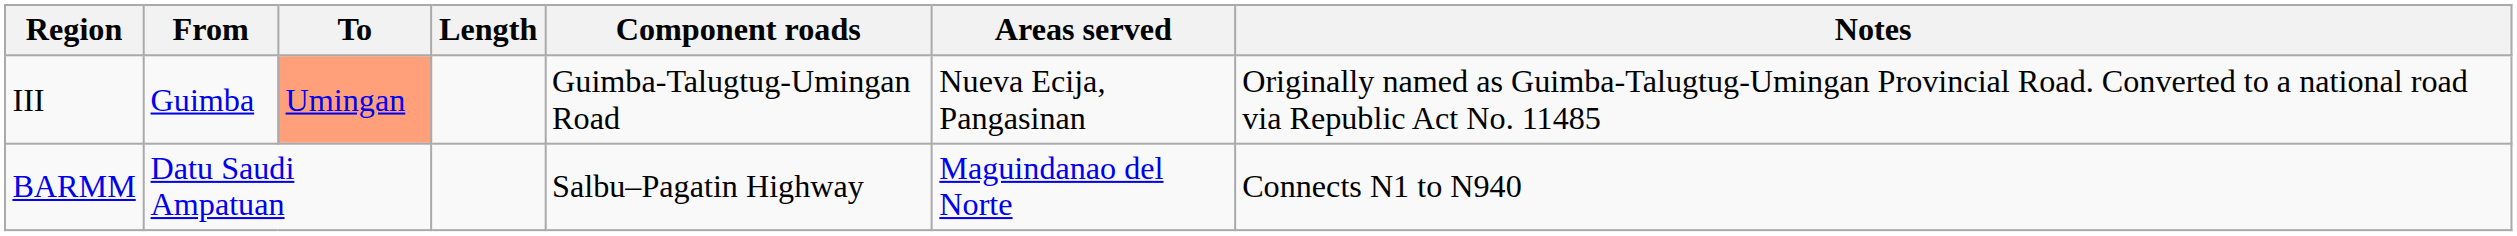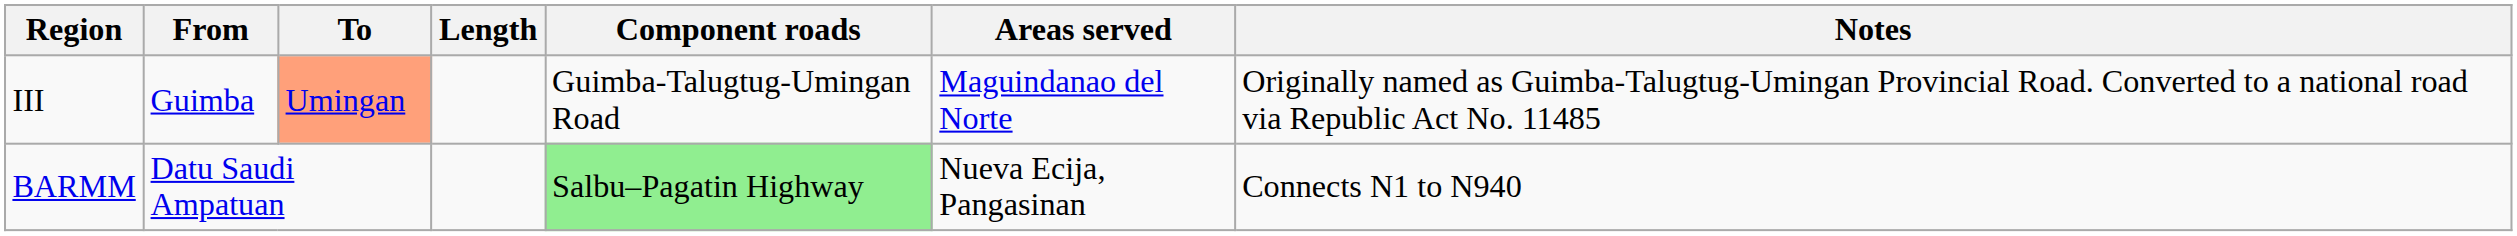(1022, 99) Nueva Ecija, Pangasinan -> (1051, 99) Maguindanao del Norte
(708, 186) no background -> (708, 186) lightgreen background
(1051, 186) Maguindanao del Norte -> (1022, 186) Nueva Ecija, Pangasinan
